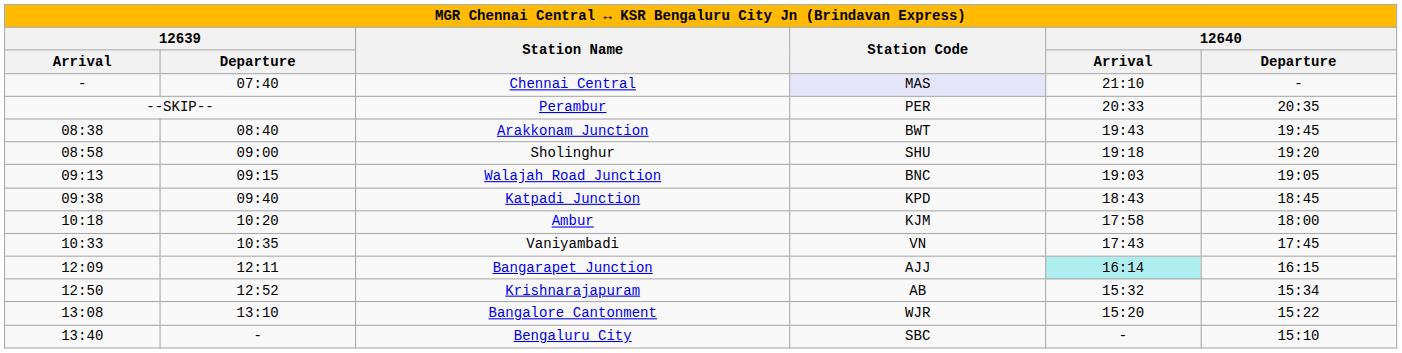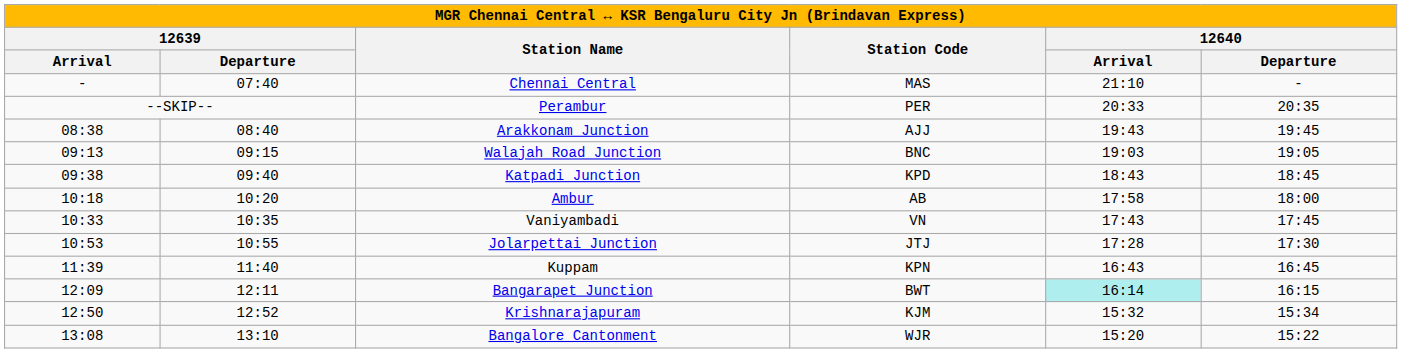(918, 85) lavender background -> (918, 85) no background
(918, 130) BWT -> (918, 130) AJJ
- row: (573, 153)
(918, 222) KJM -> (918, 199) AB
+ row: (573, 245)
+ row: (573, 268)
(918, 268) AJJ -> (918, 291) BWT
(918, 291) AB -> (918, 313) KJM
- row: (573, 336)
